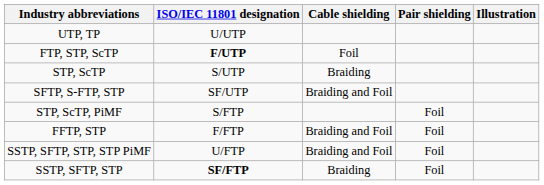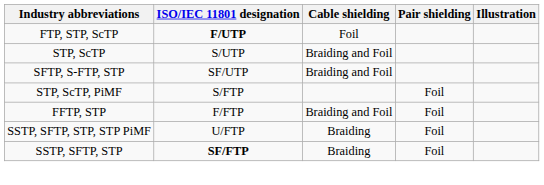- row: (79, 33)
(349, 72) Braiding -> (349, 53) Braiding and Foil
(349, 151) Braiding and Foil -> (349, 131) Braiding
